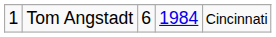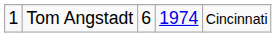(179, 18) 1984 -> (179, 18) 1974
